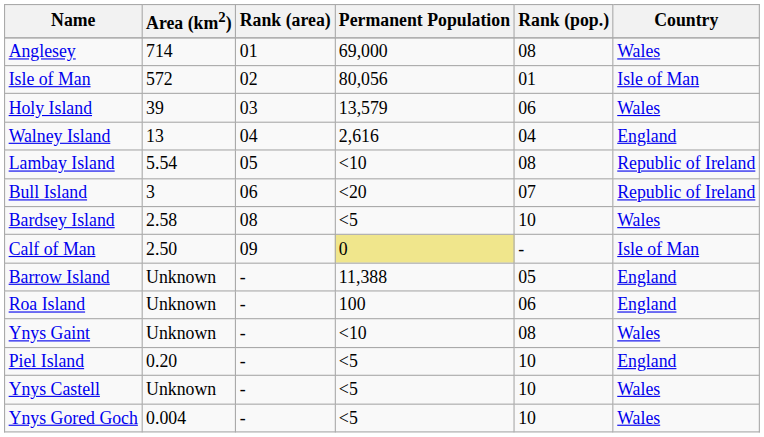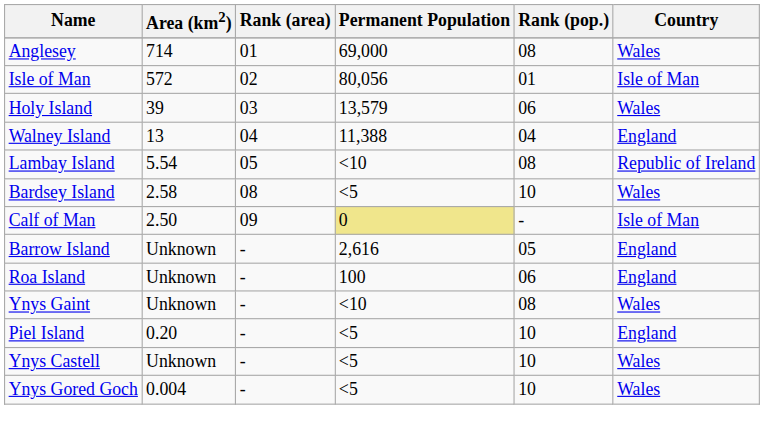(359, 136) 2,616 -> (363, 136) 11,388
- row: (48, 192)
(363, 276) 11,388 -> (359, 248) 2,616
